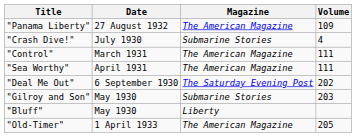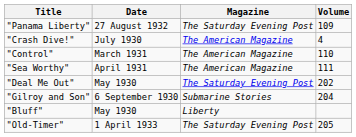(238, 26) The American Magazine -> (248, 26) The Saturday Evening Post
(227, 40) Submarine Stories -> (238, 40) The American Magazine
(326, 54) 111 -> (326, 54) 110
(136, 82) 6 September 1930 -> (115, 82) May 1930
(115, 97) May 1930 -> (136, 97) 6 September 1930
(326, 97) 203 -> (326, 97) 204
(238, 125) The American Magazine -> (248, 125) The Saturday Evening Post
